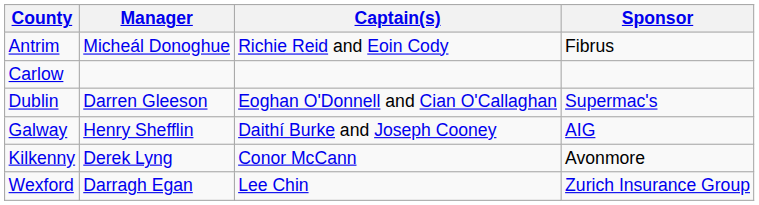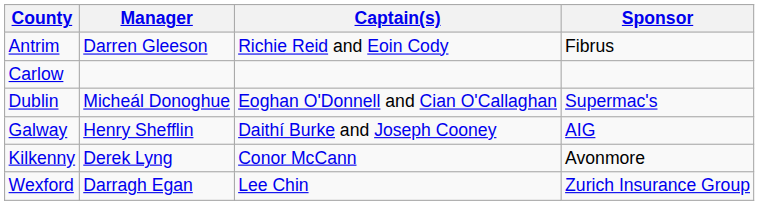(157, 46) Micheál Donoghue -> (145, 46) Darren Gleeson
(145, 102) Darren Gleeson -> (157, 102) Micheál Donoghue
